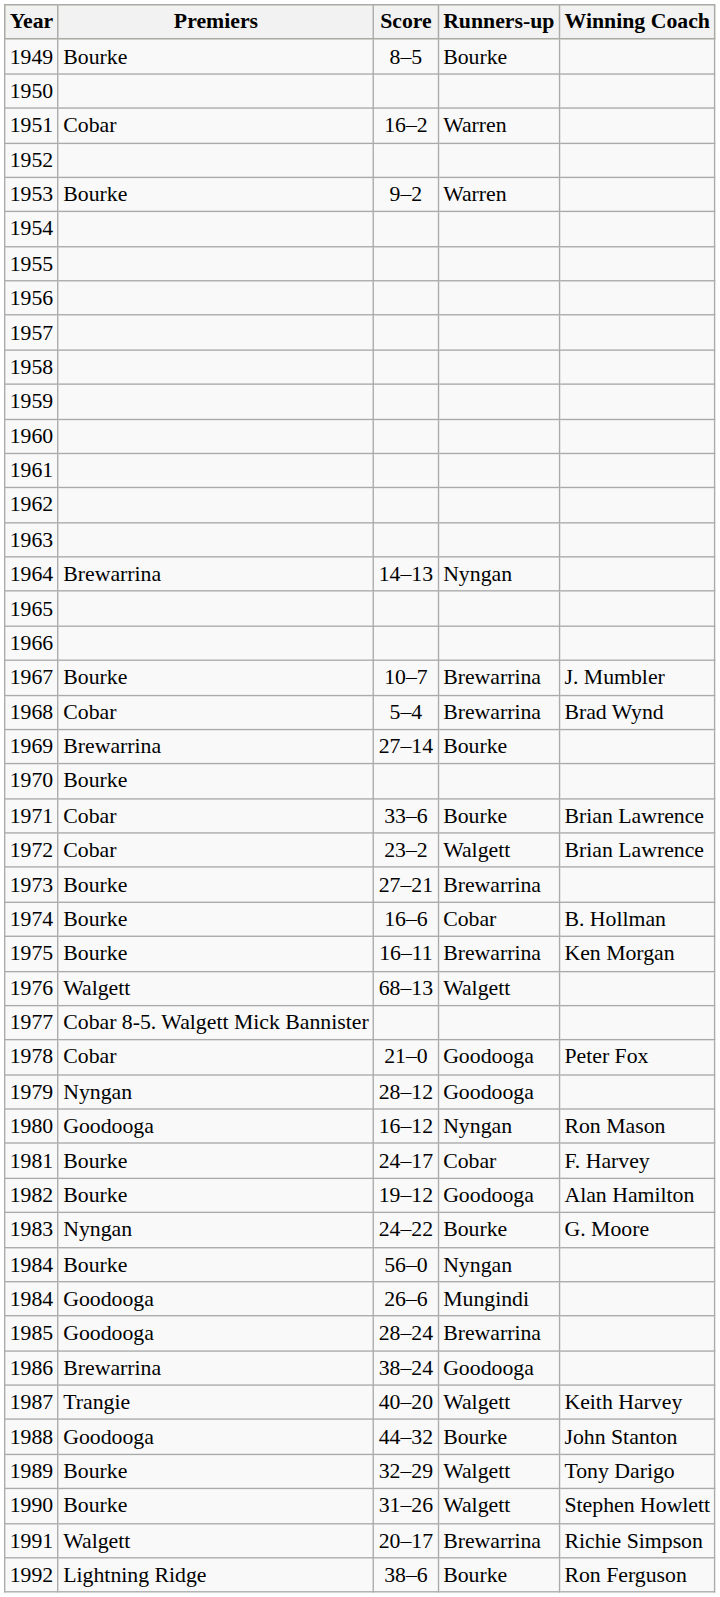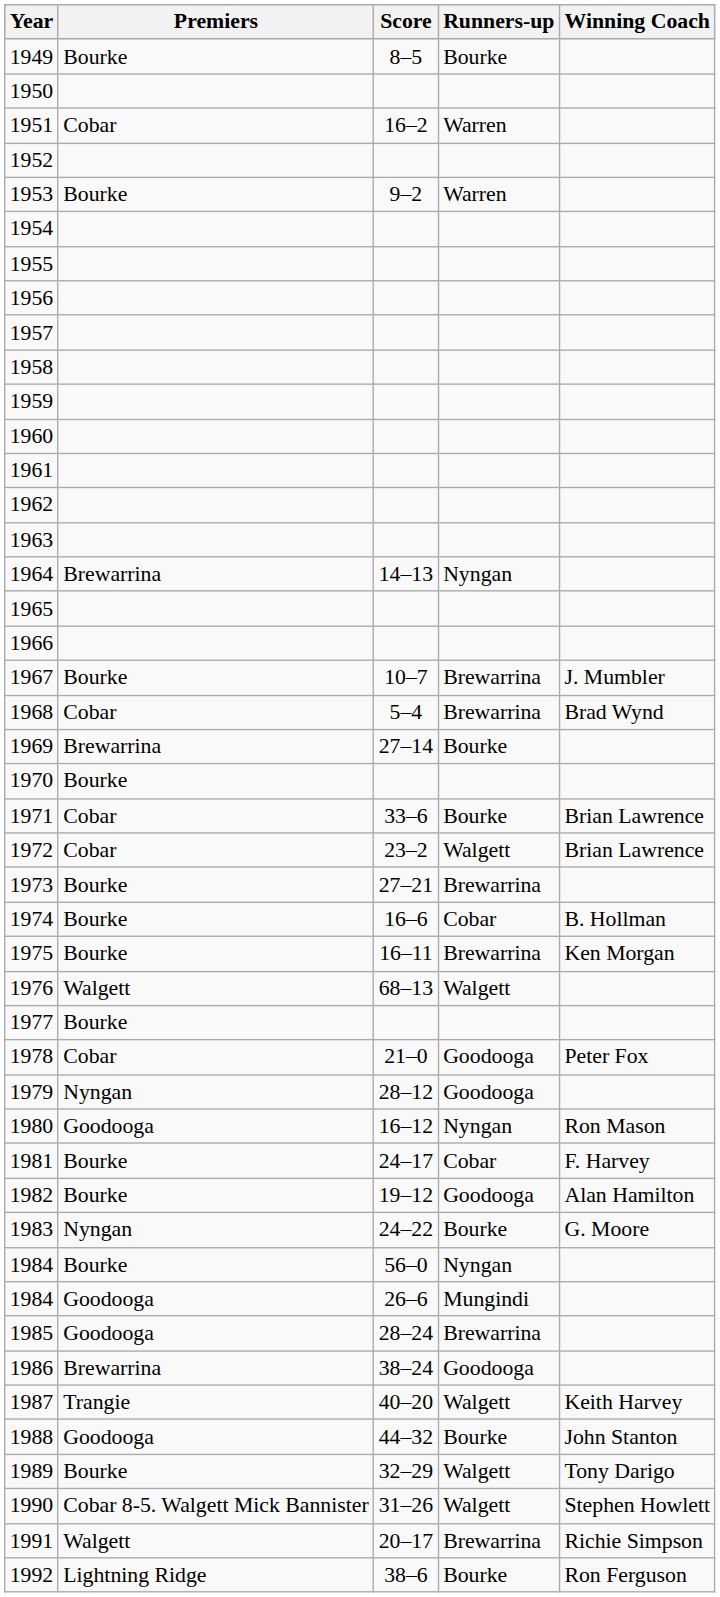(216, 1022) Cobar 8-5. Walgett Mick Bannister -> (95, 1022) Bourke
(95, 1505) Bourke -> (216, 1505) Cobar 8-5. Walgett Mick Bannister
